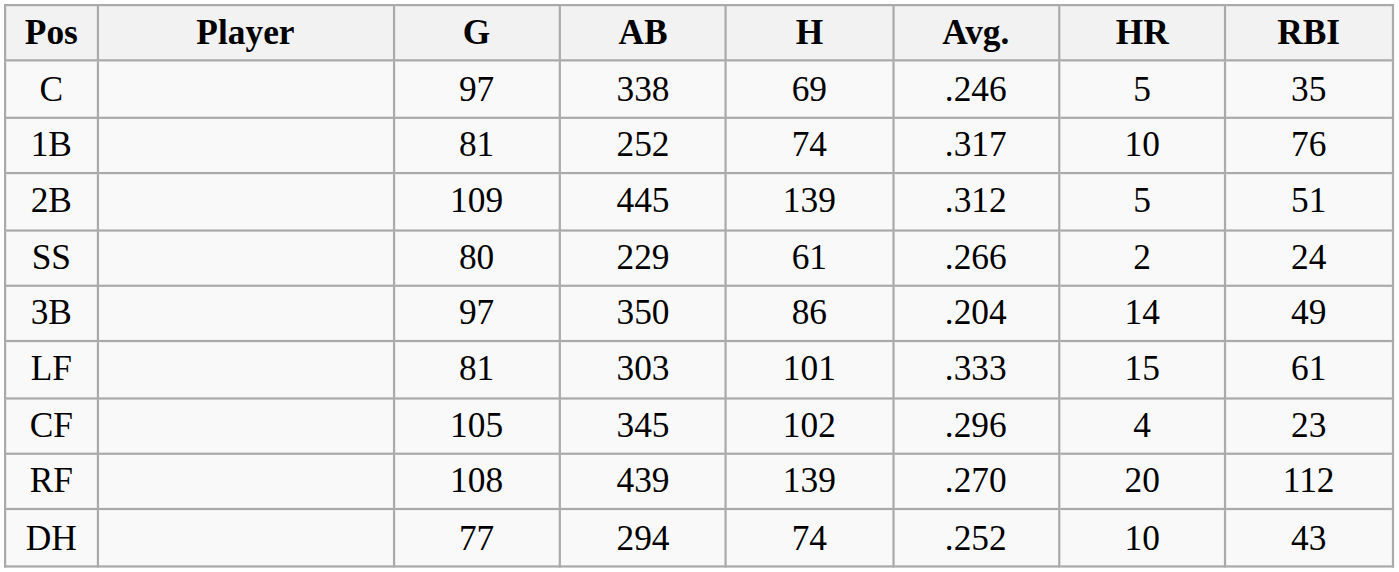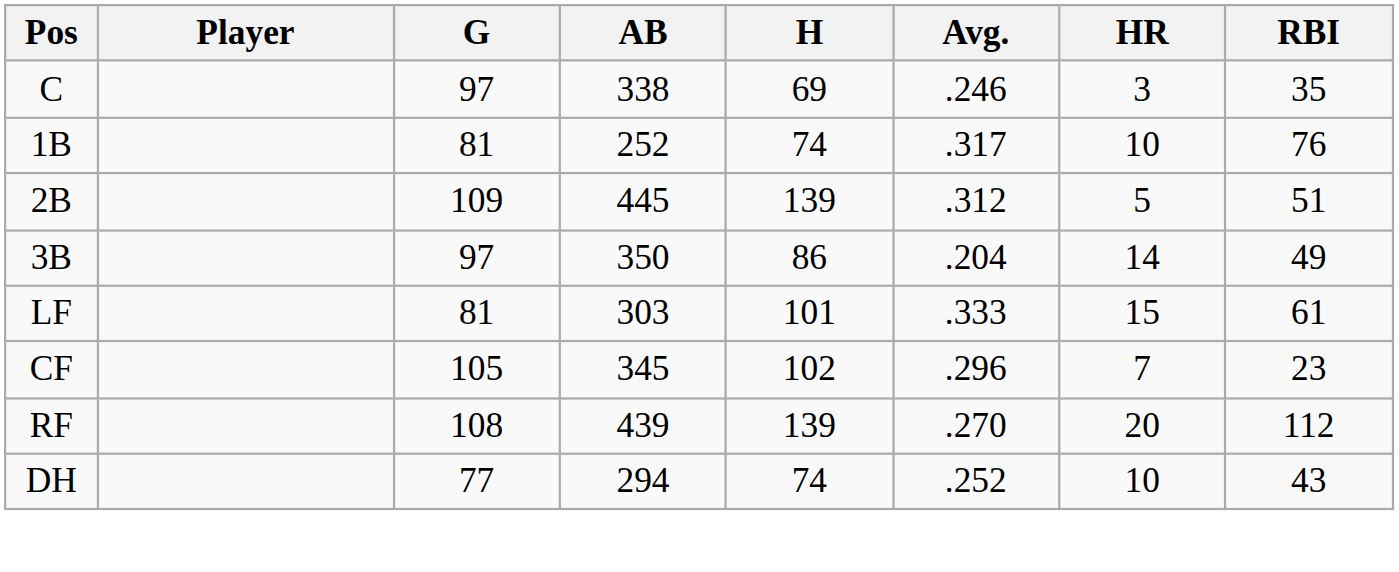(1142, 88) 5 -> (1142, 88) 3
- row: (51, 256)
(1142, 425) 4 -> (1142, 369) 7
